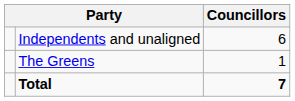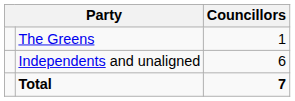rows swapped: (109, 38) <-> (56, 61)
